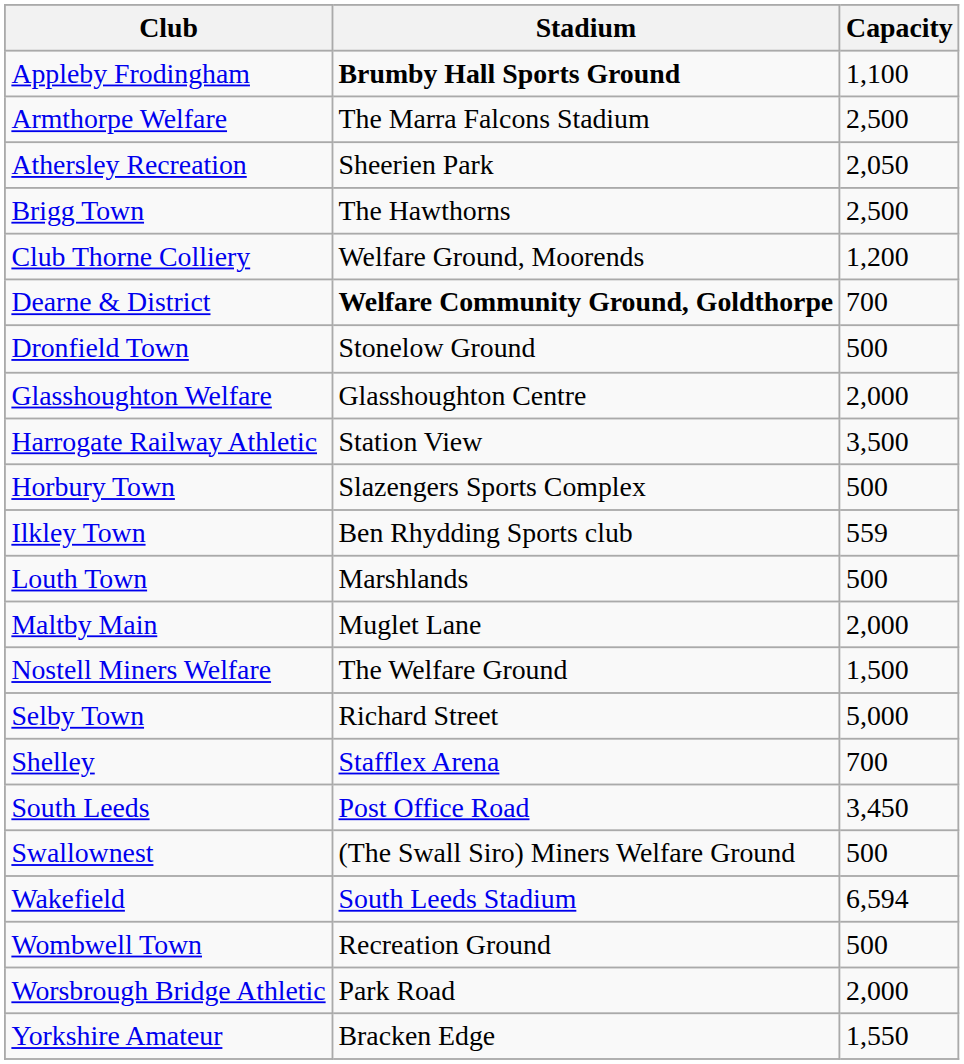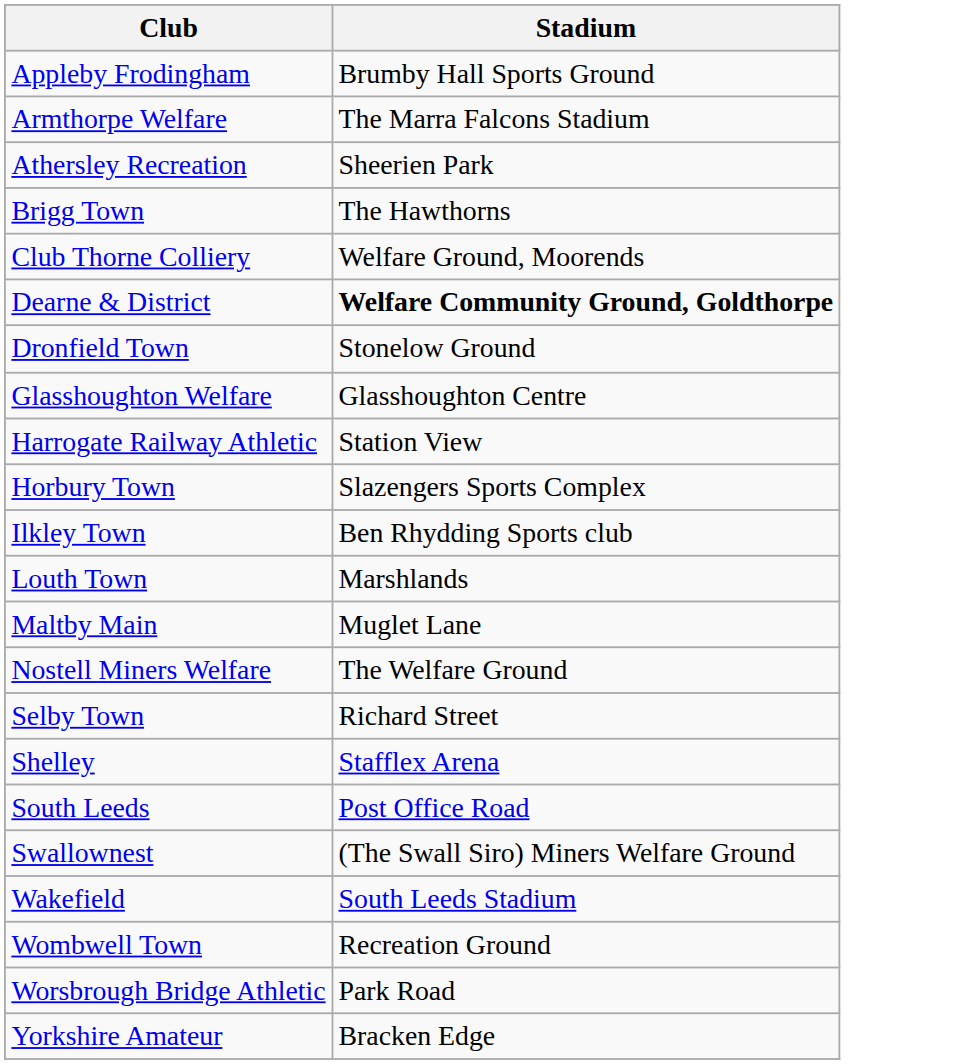- column: (899, 27)
(509, 73) bold -> (496, 73) normal
